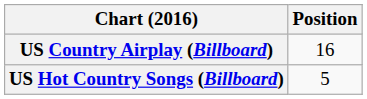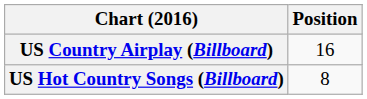(325, 79) 5 -> (325, 79) 8
